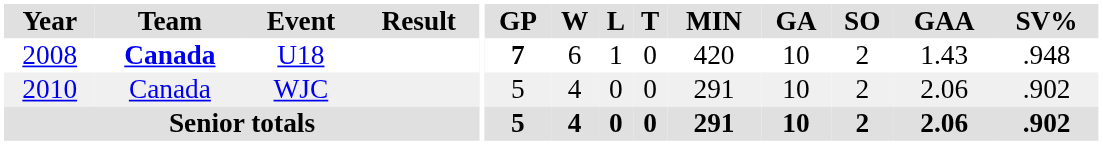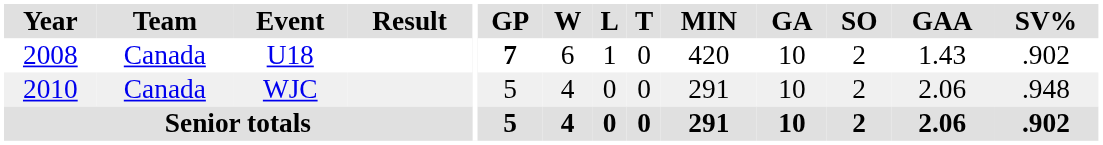(170, 54) bold -> (165, 54) normal
(1047, 54) .948 -> (1046, 54) .902
(1047, 89) .902 -> (1046, 89) .948
